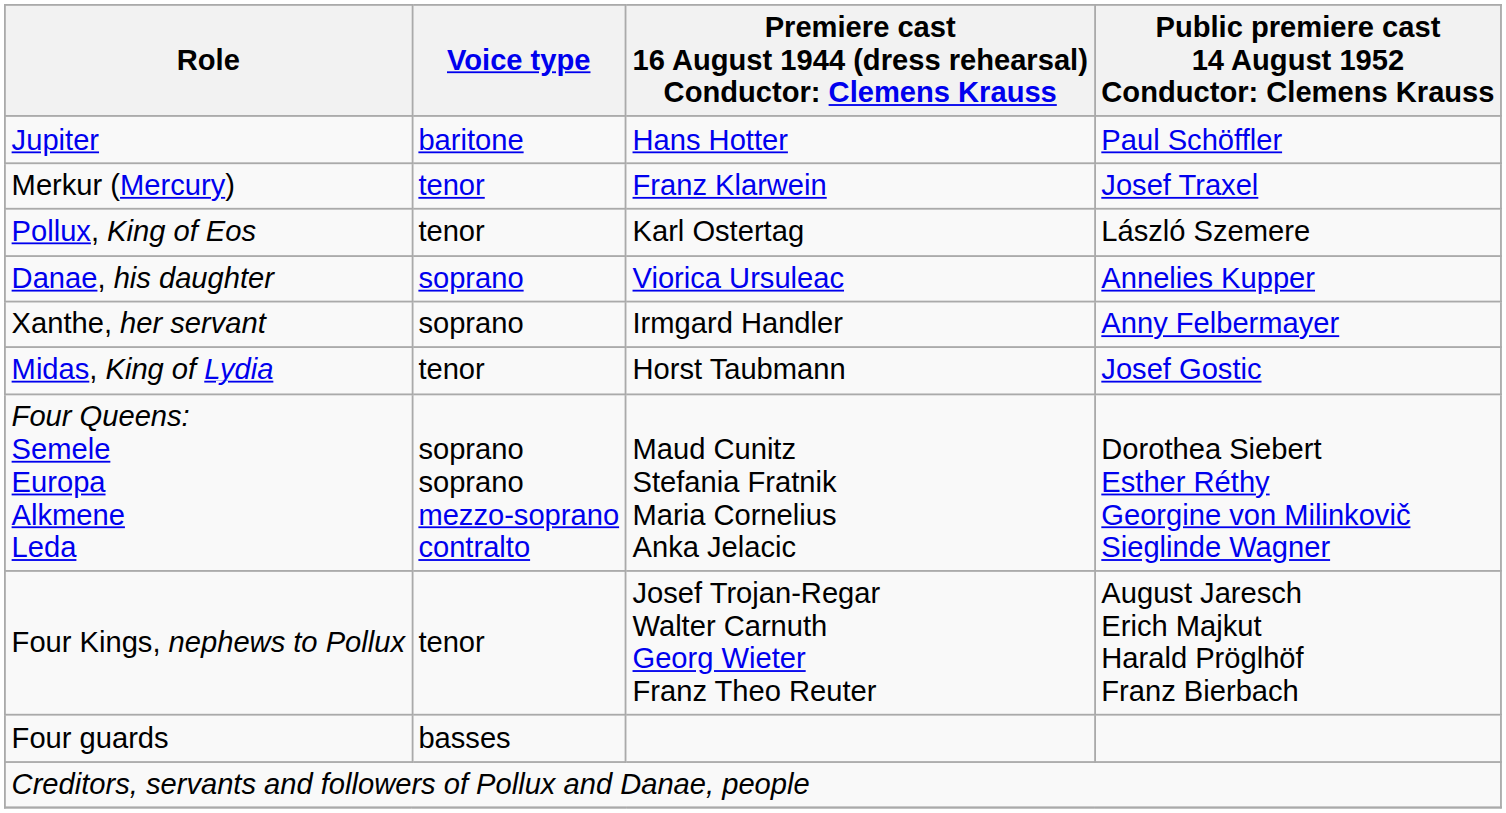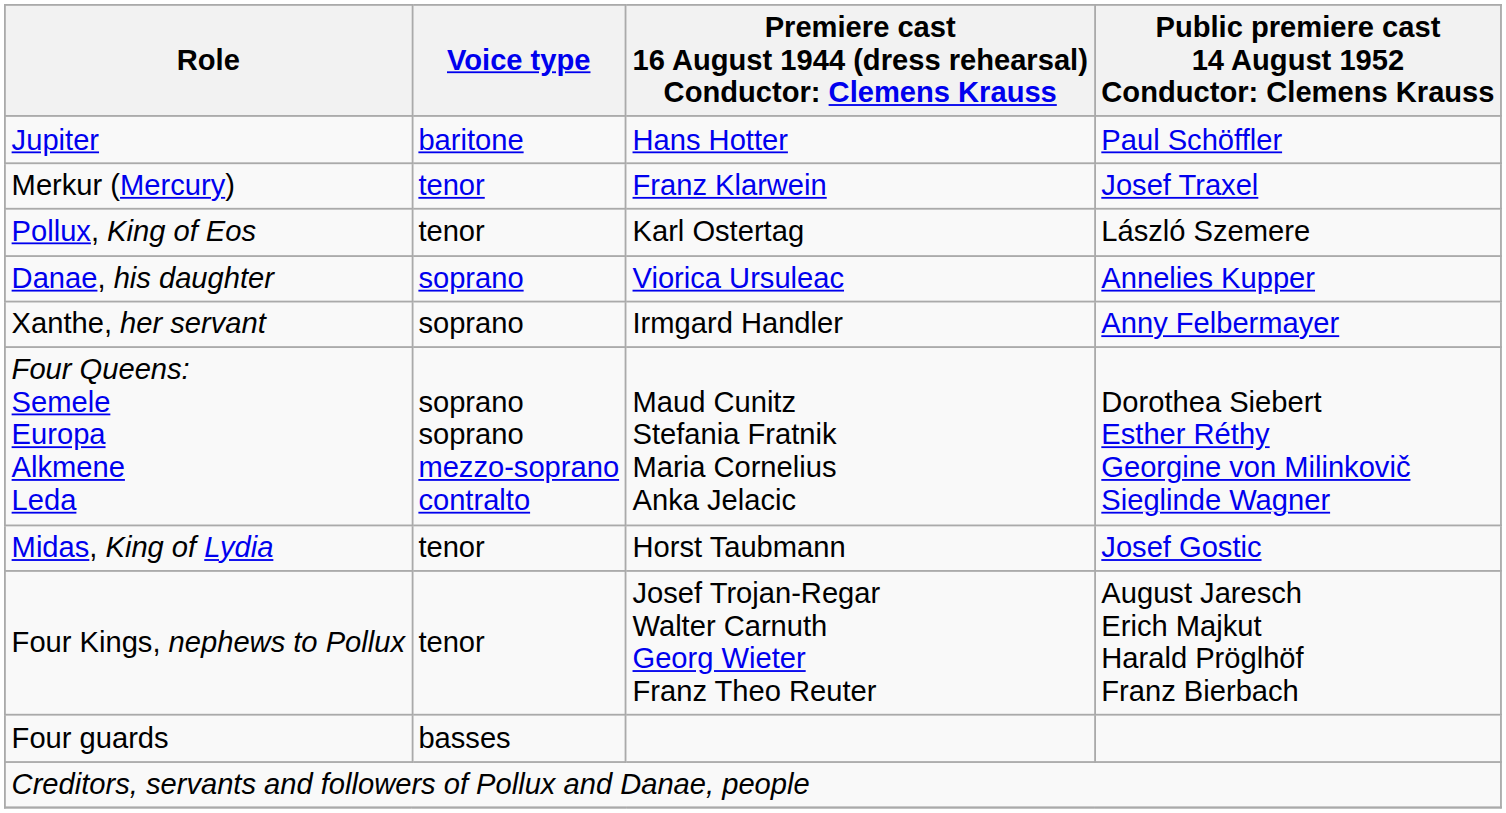rows swapped: (142, 370) <-> (101, 481)
